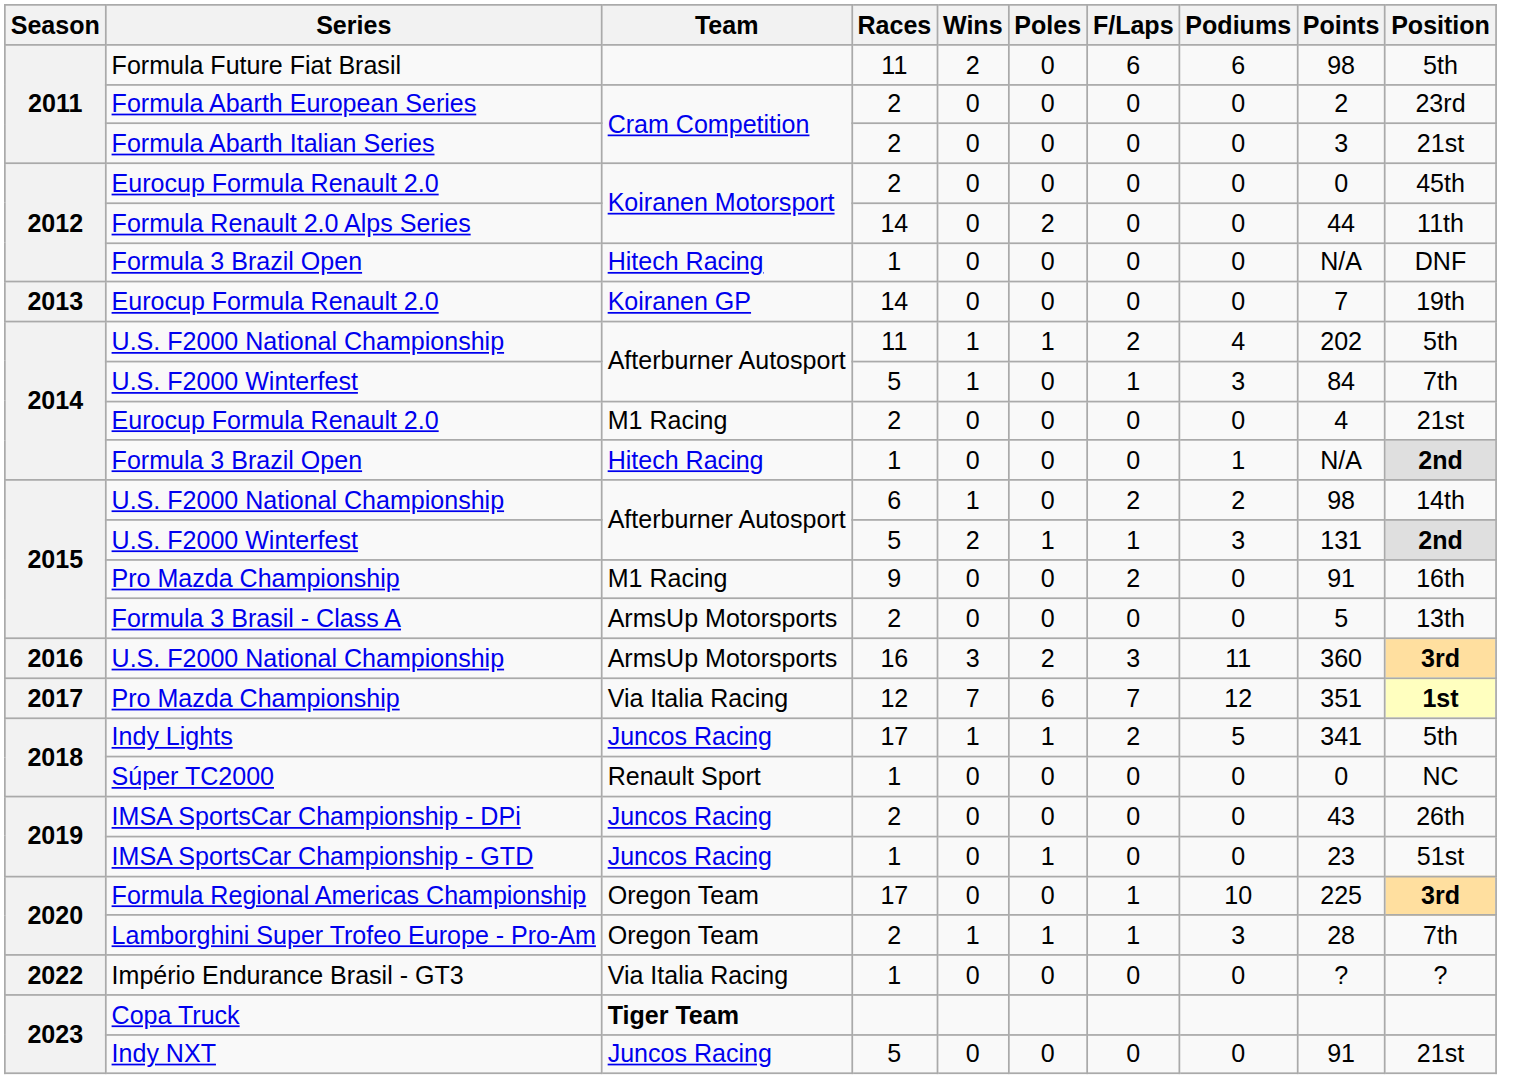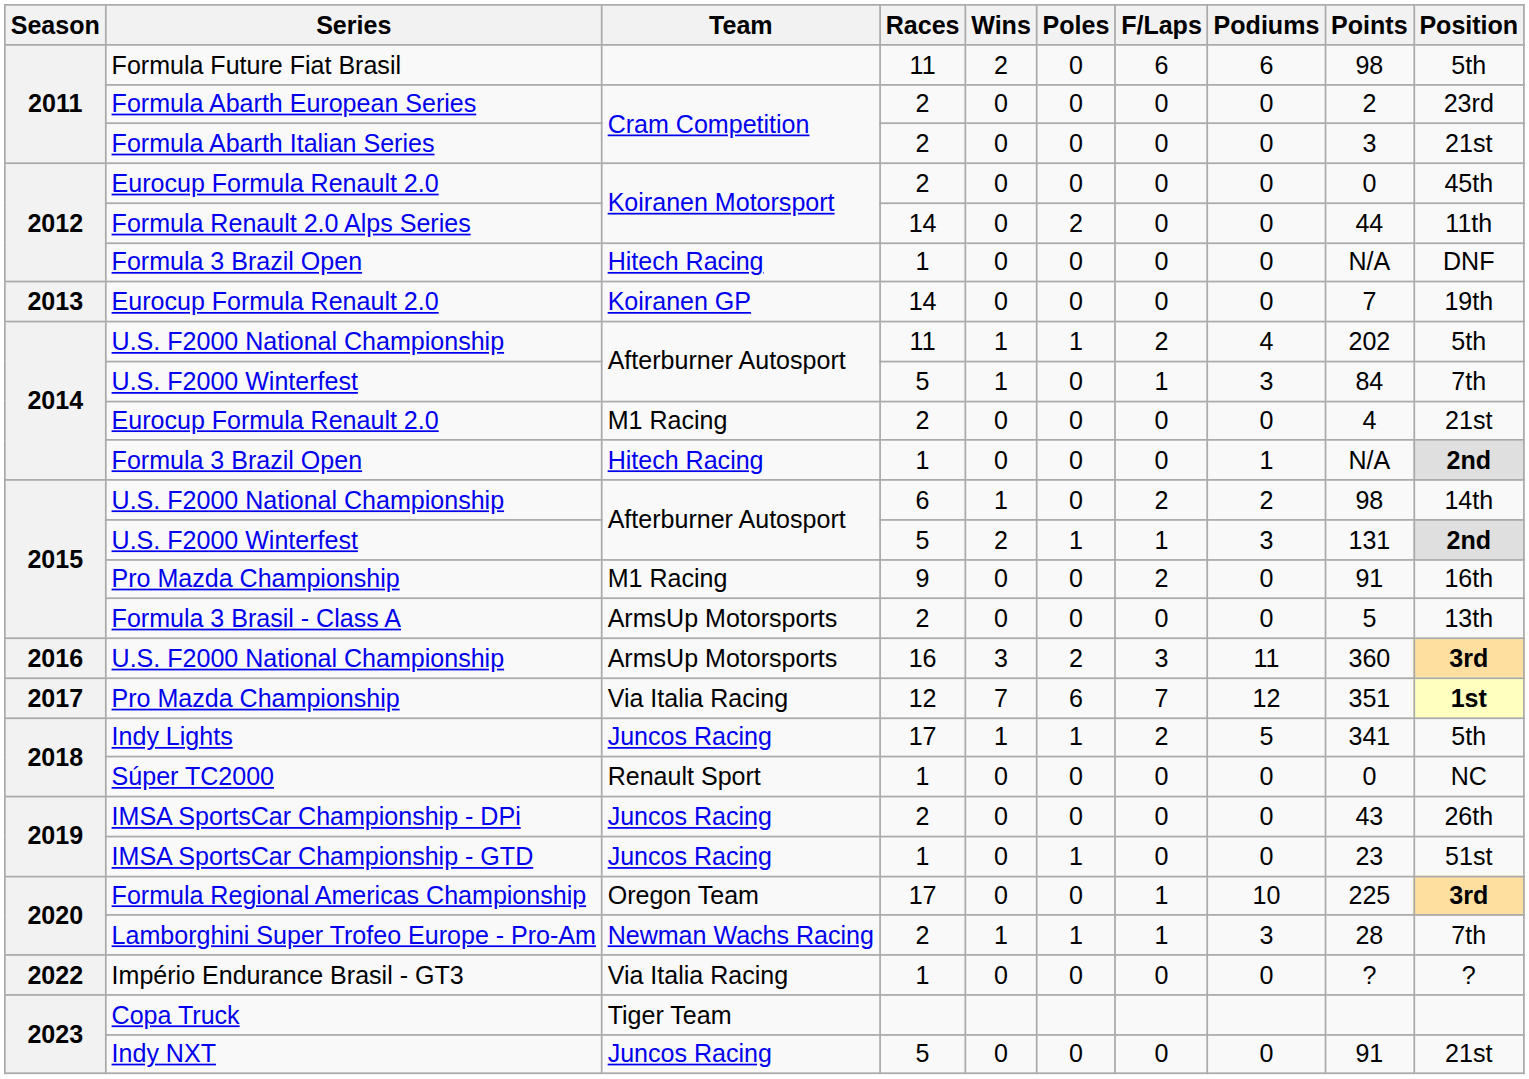(683, 936) Oregon Team -> (741, 936) Newman Wachs Racing
(673, 1015) bold -> (670, 1015) normal
